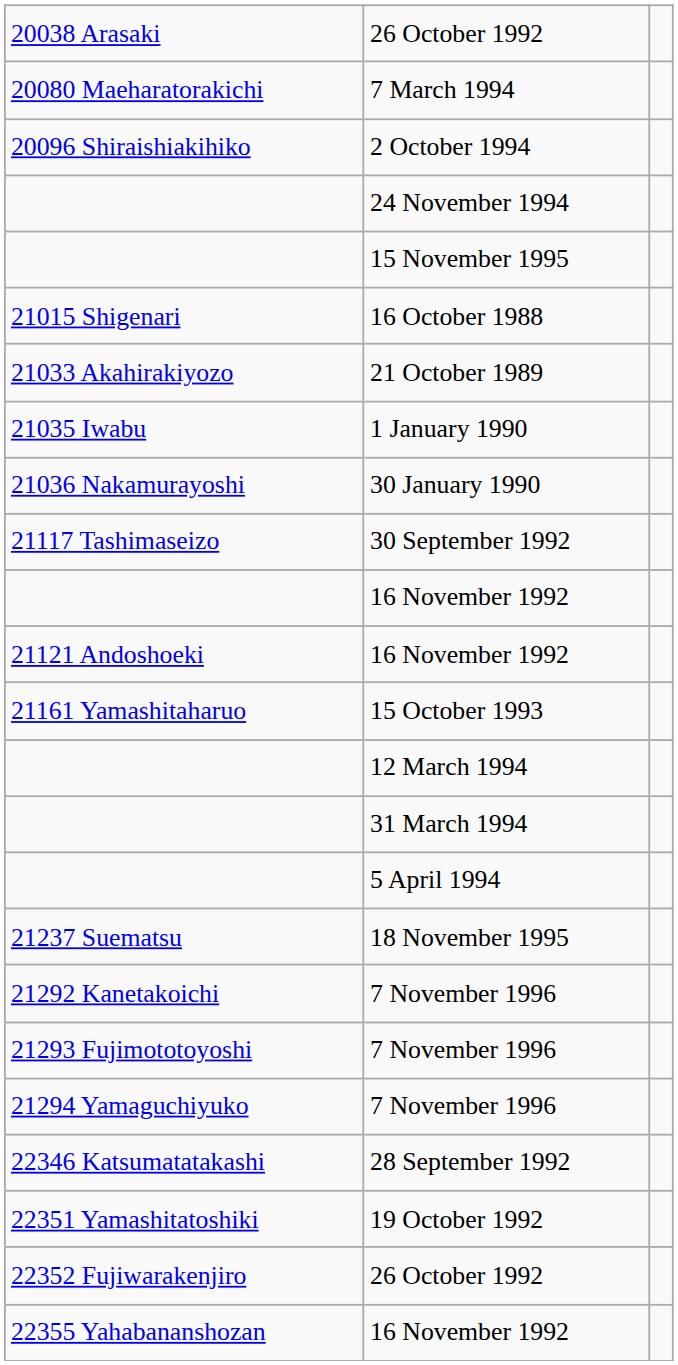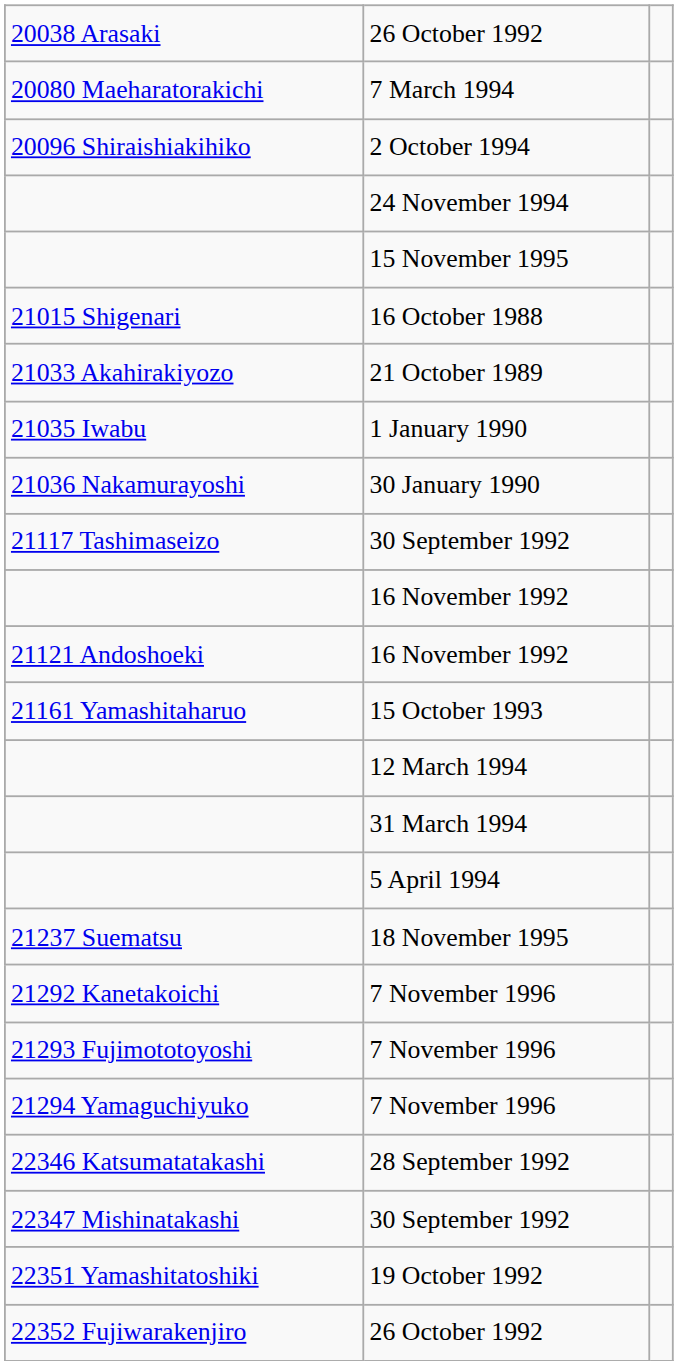+ row: (125, 1218)
- row: (138, 1331)
